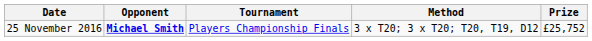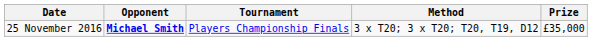(564, 29) £25,752 -> (564, 29) £35,000
